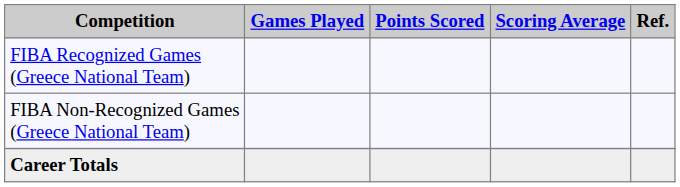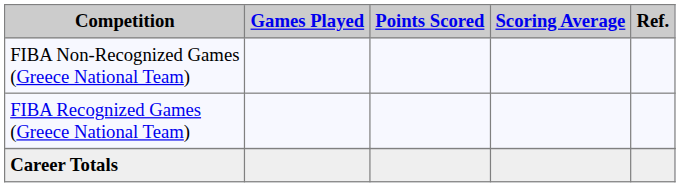rows swapped: (106, 65) <-> (125, 120)
